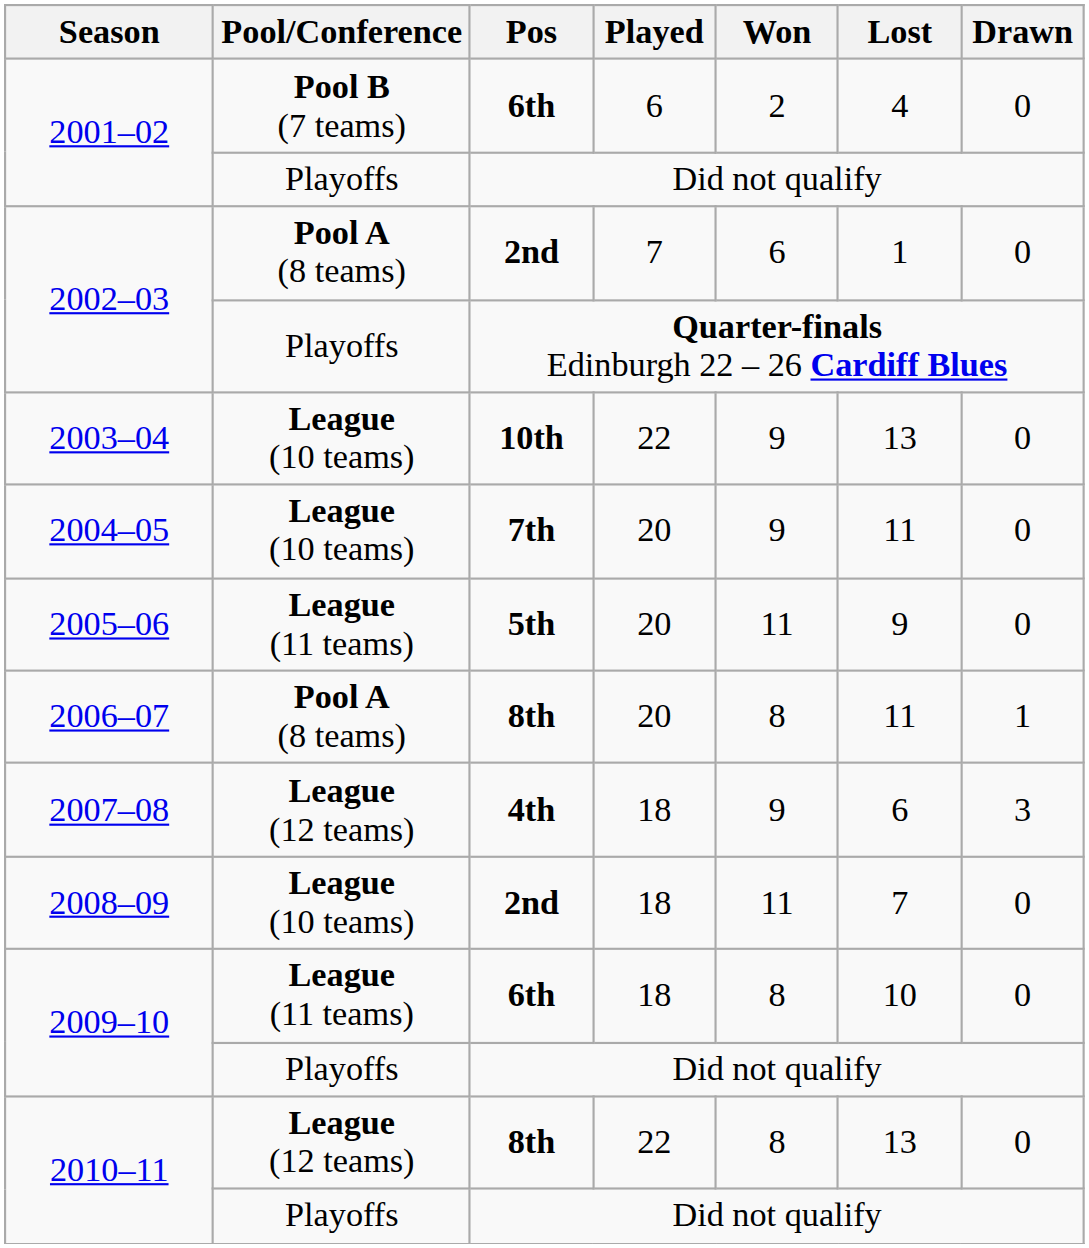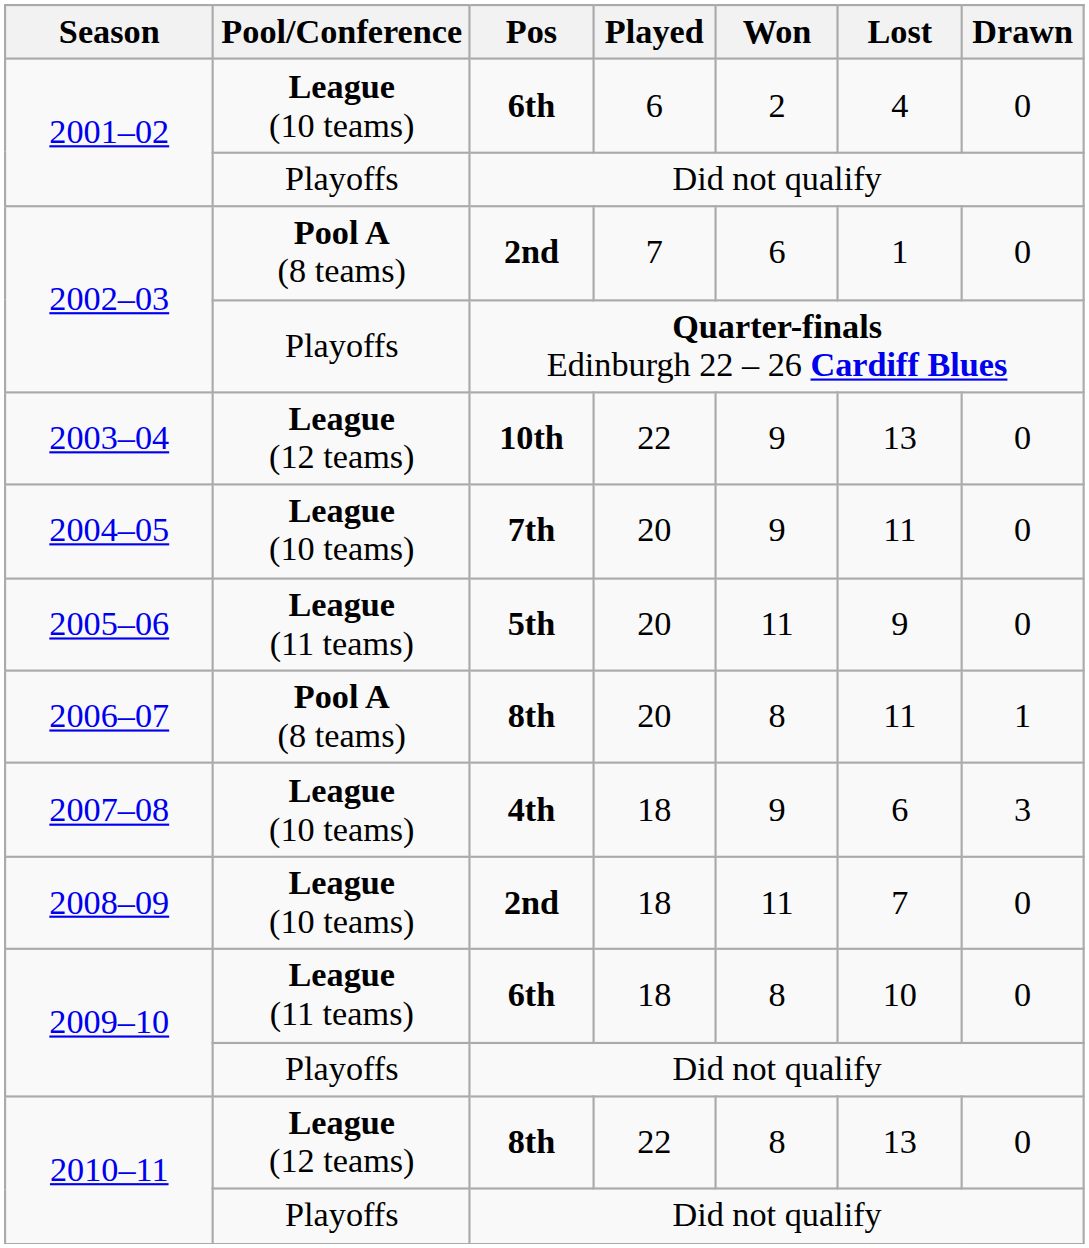(342, 105) Pool B (7 teams) -> (342, 105) League (10 teams)
(342, 437) League (10 teams) -> (342, 437) League (12 teams)
(342, 809) League (12 teams) -> (342, 809) League (10 teams)
